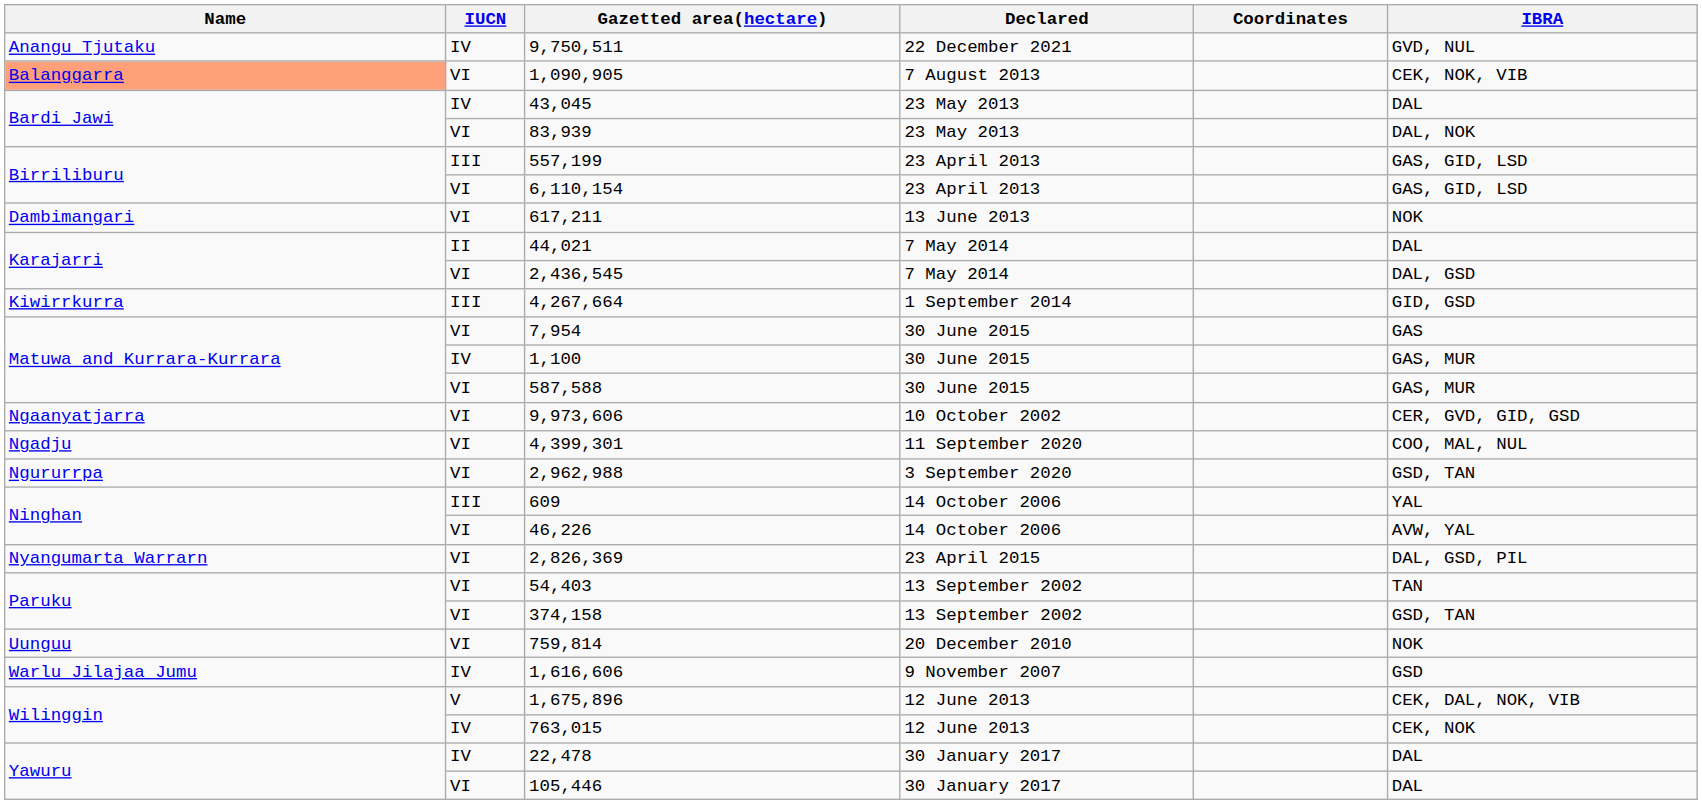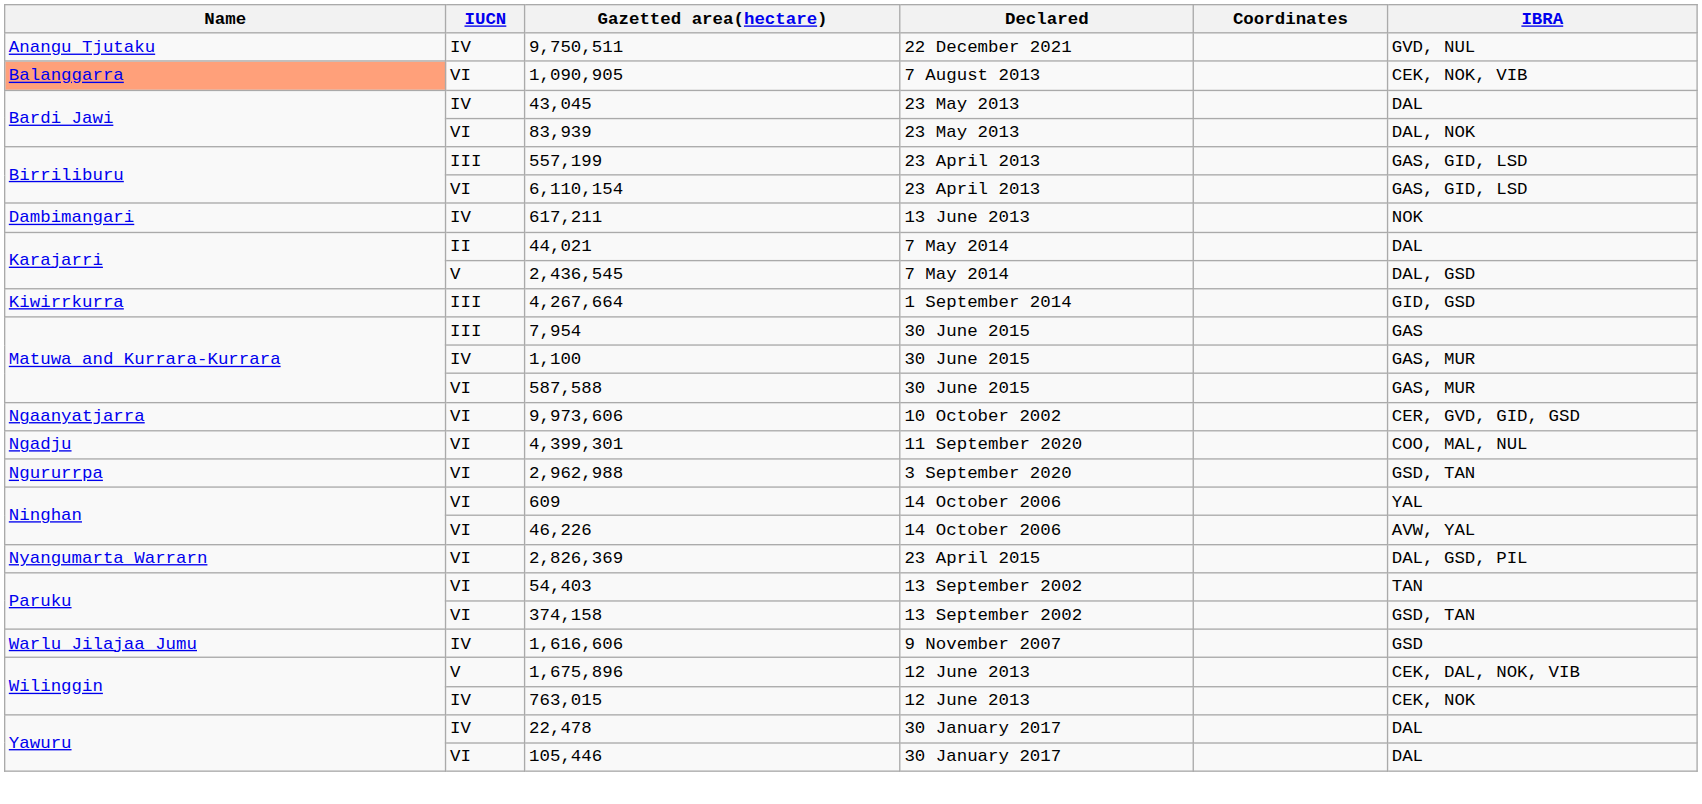(461, 218) VI -> (461, 218) IV
(461, 274) VI -> (455, 274) V
(461, 331) VI -> (466, 331) III
(466, 502) III -> (461, 502) VI
- row: (566, 643)
